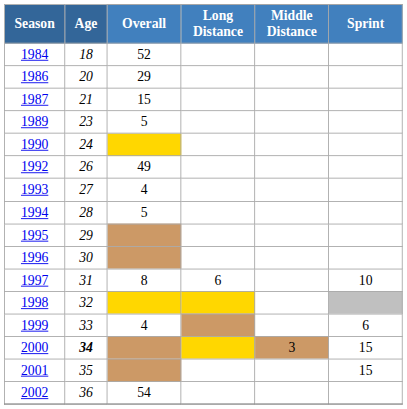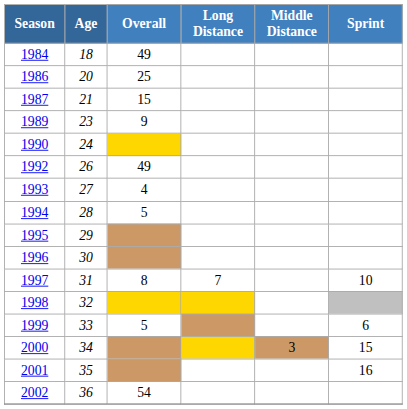(144, 54) 52 -> (144, 54) 49
(144, 77) 29 -> (144, 77) 25
(144, 122) 5 -> (144, 122) 9
(218, 280) 6 -> (218, 280) 7
(144, 325) 4 -> (144, 325) 5
(86, 347) bold -> (86, 347) normal
(366, 370) 15 -> (366, 370) 16
